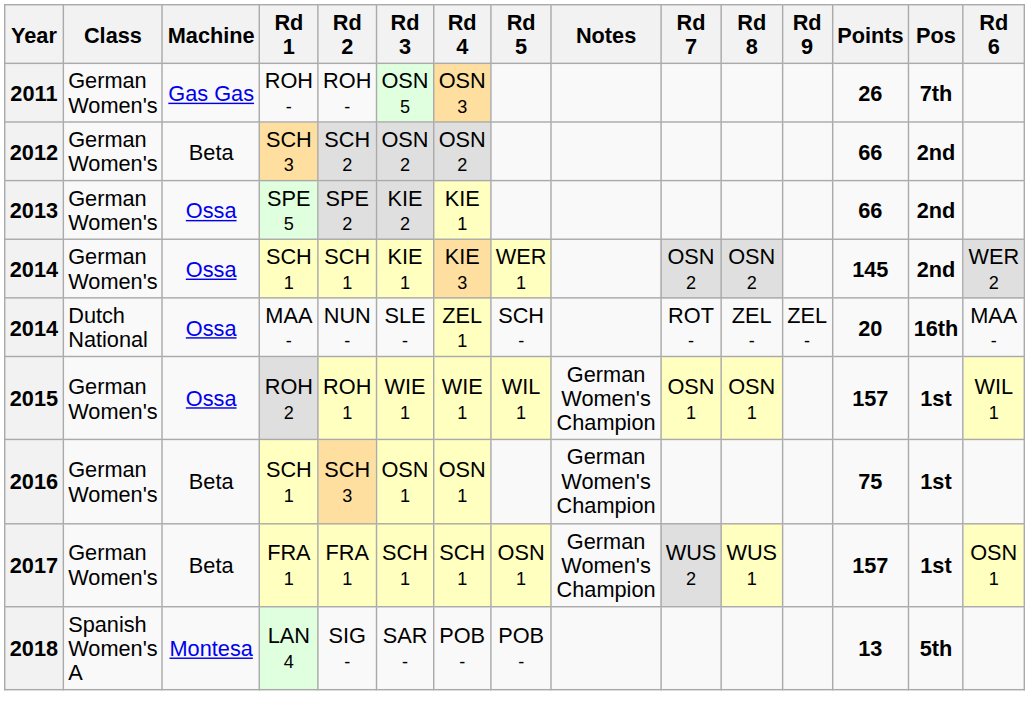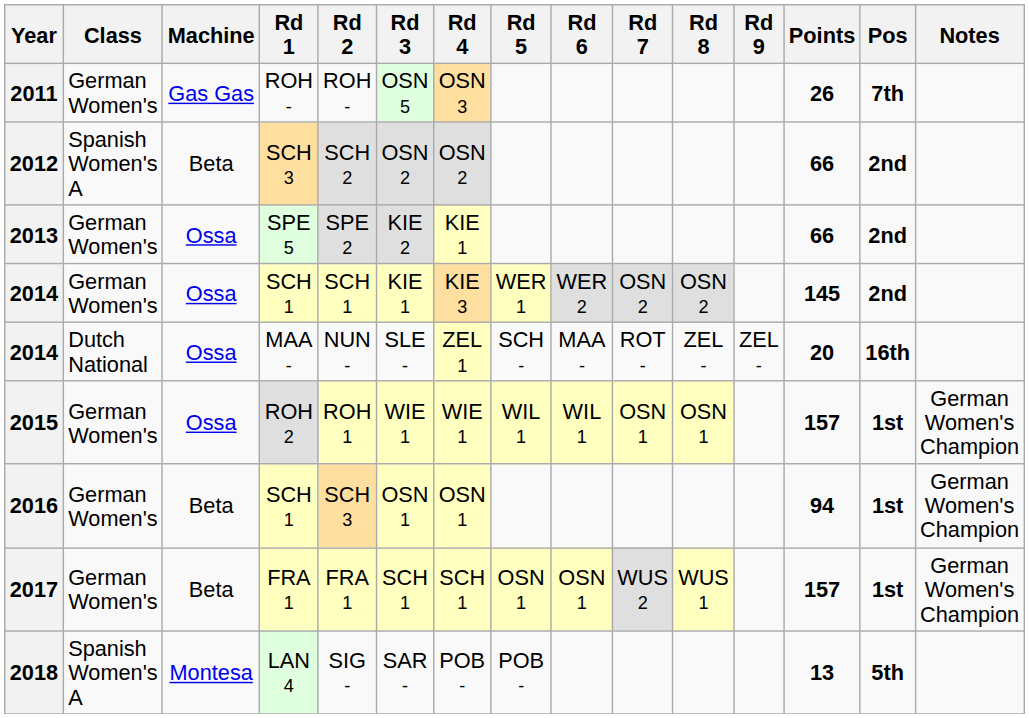columns swapped: (994, 34) <-> (606, 34)
(113, 152) German Women's -> (113, 164) Spanish Women's A
(870, 482) 75 -> (822, 506) 94
